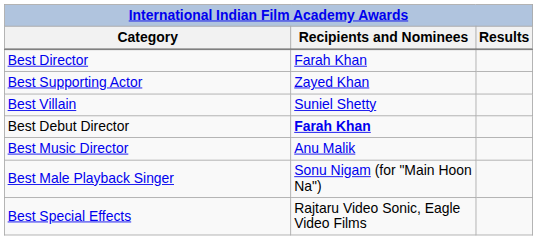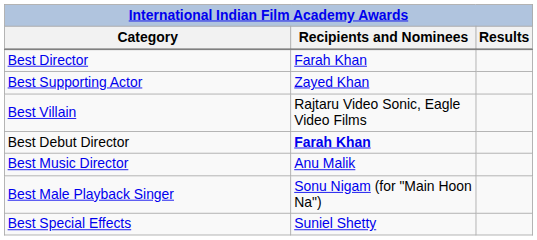(335, 104) Suniel Shetty -> (377, 112) Rajtaru Video Sonic, Eagle Video Films
(377, 216) Rajtaru Video Sonic, Eagle Video Films -> (335, 224) Suniel Shetty
